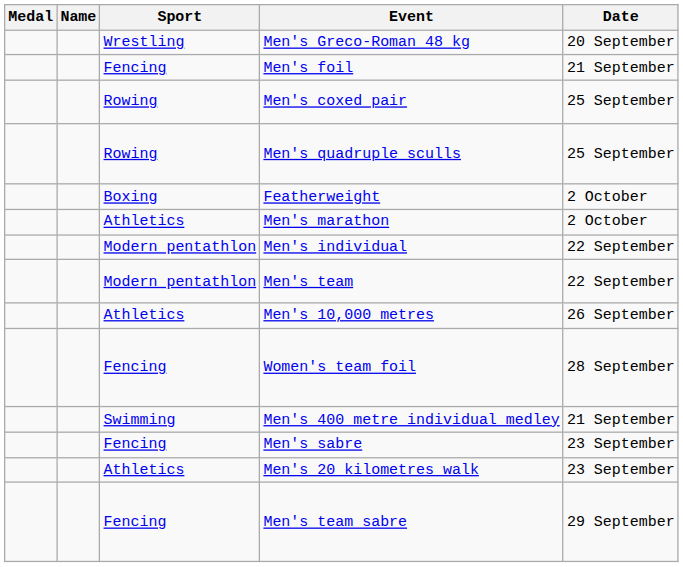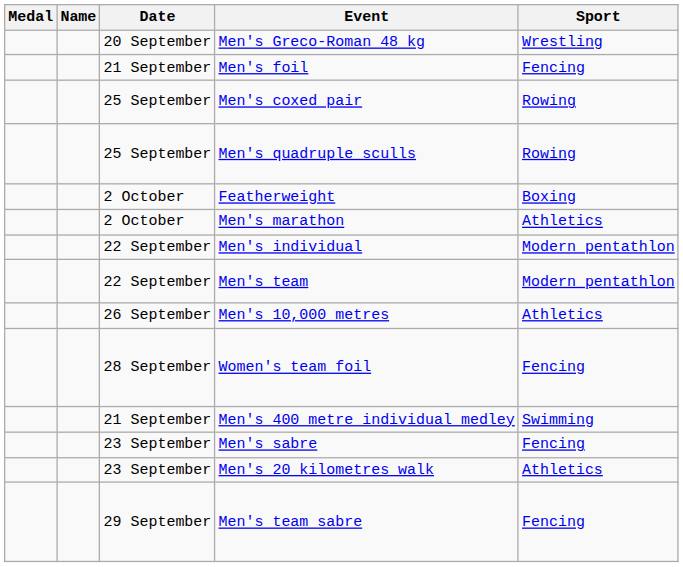columns swapped: (180, 17) <-> (621, 17)
